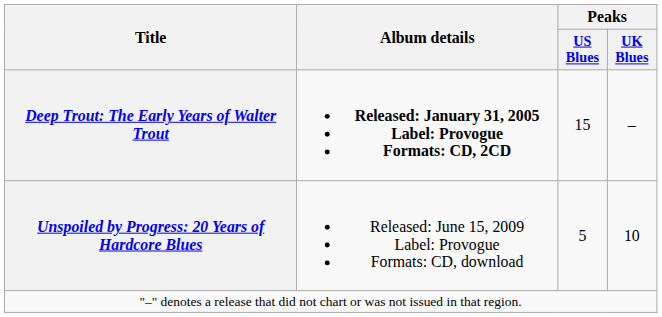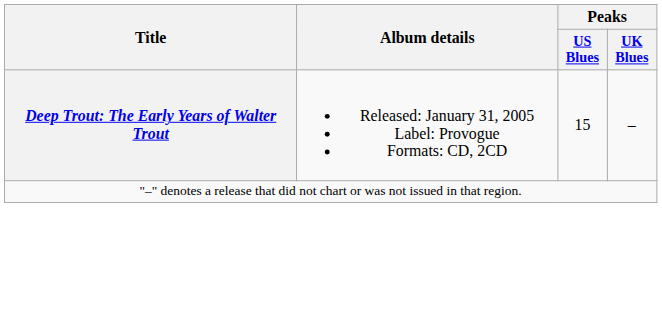(427, 134) bold -> (427, 134) normal
- row: (151, 235)
